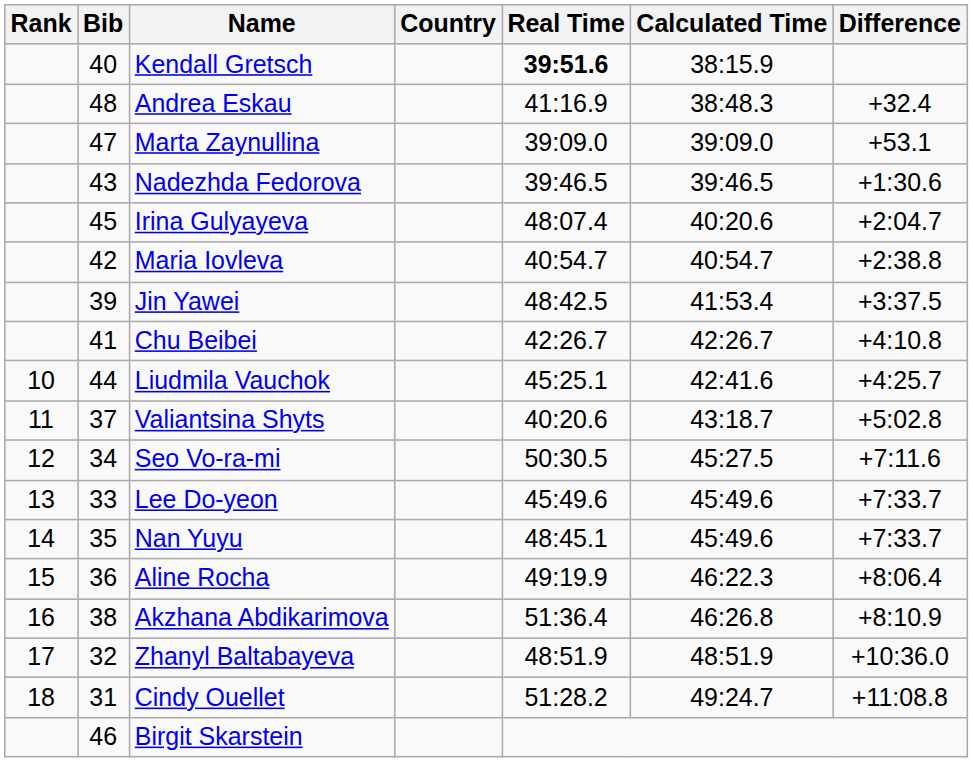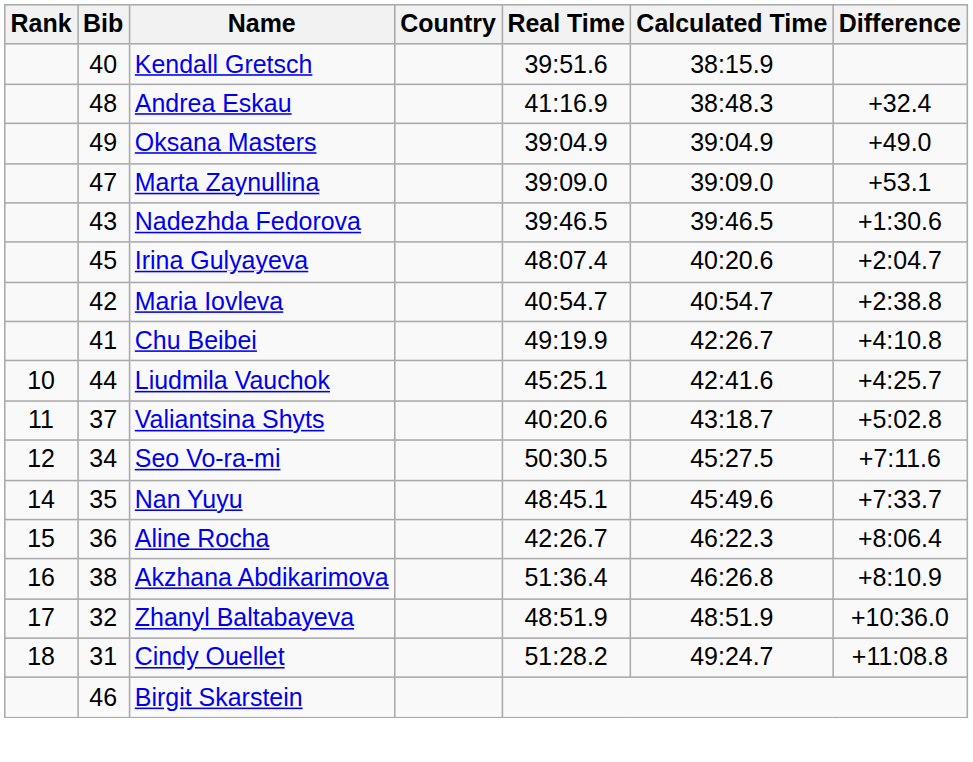(566, 63) bold -> (566, 63) normal
+ row: (226, 143)
- row: (187, 301)
(566, 340) 42:26.7 -> (566, 340) 49:19.9
- row: (206, 499)
(566, 578) 49:19.9 -> (566, 538) 42:26.7
